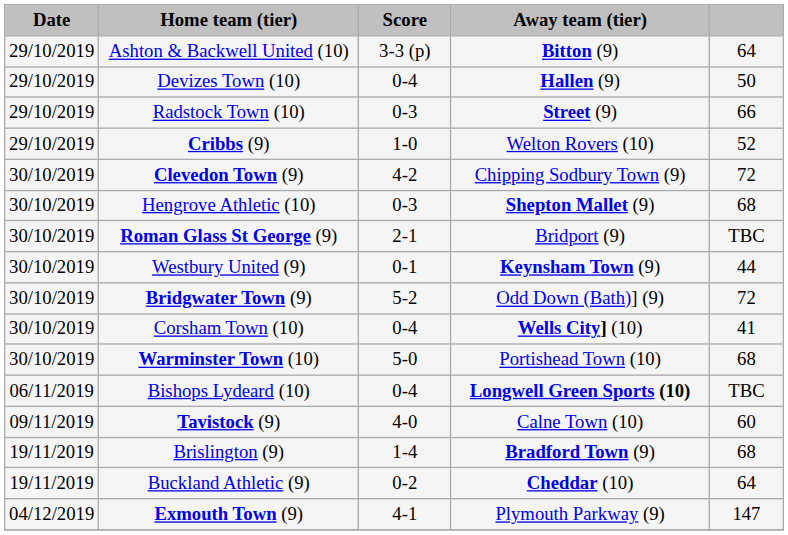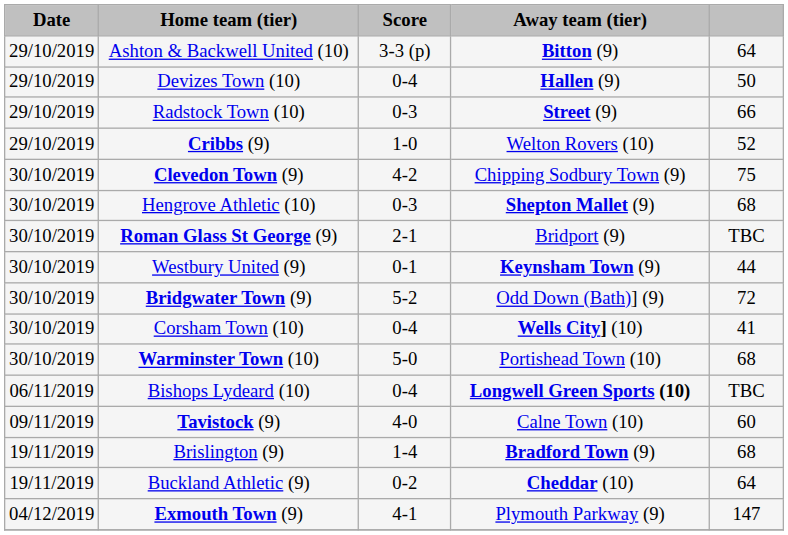(746, 174) 72 -> (746, 174) 75
